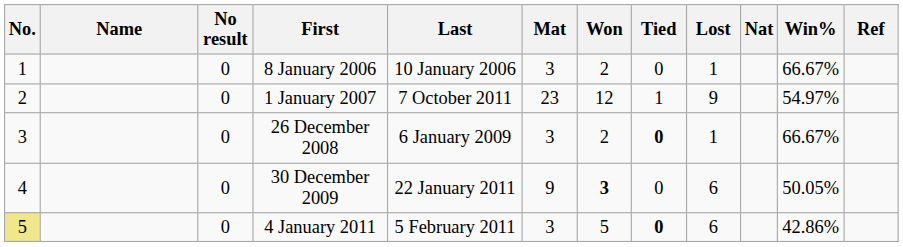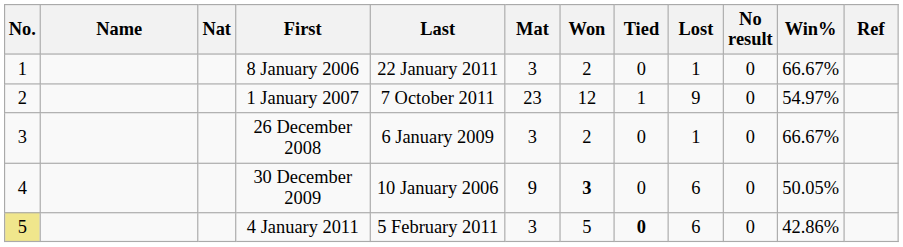columns swapped: (759, 29) <-> (225, 29)
(455, 68) 10 January 2006 -> (438, 68) 22 January 2011
(659, 137) bold -> (641, 137) normal
(455, 187) 22 January 2011 -> (438, 187) 10 January 2006
